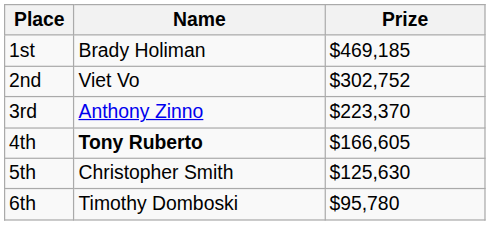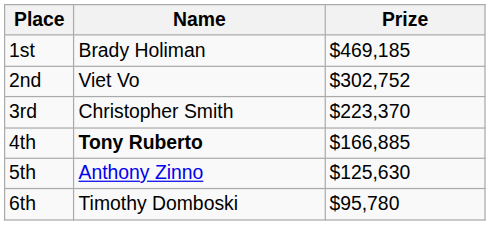(141, 111) Anthony Zinno -> (156, 111) Christopher Smith
(370, 142) $166,605 -> (370, 142) $166,885
(156, 173) Christopher Smith -> (141, 173) Anthony Zinno
